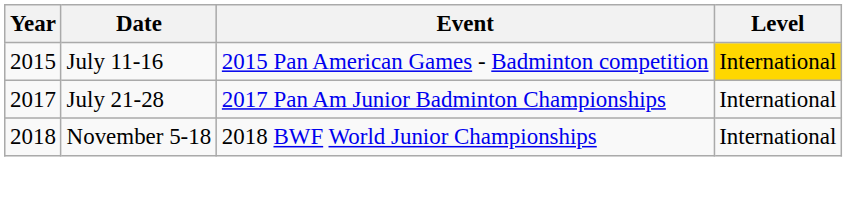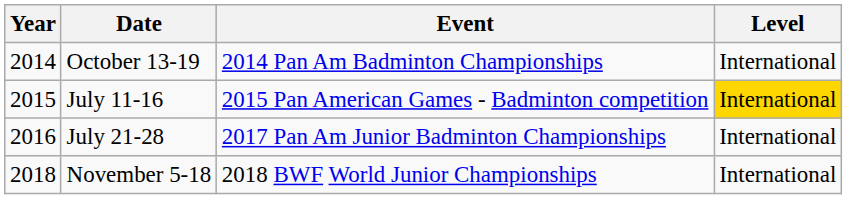+ row: (133, 61)
(33, 99) 2017 -> (33, 137) 2016
